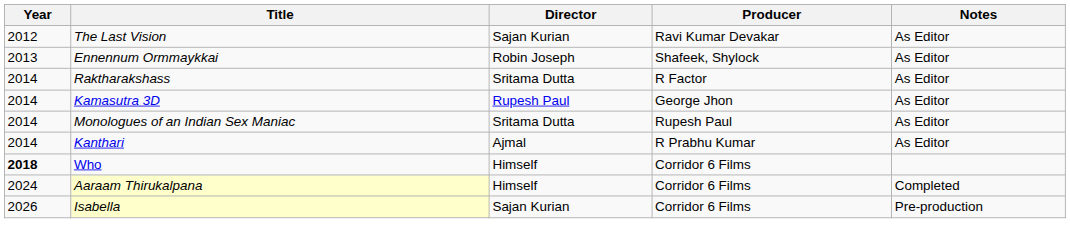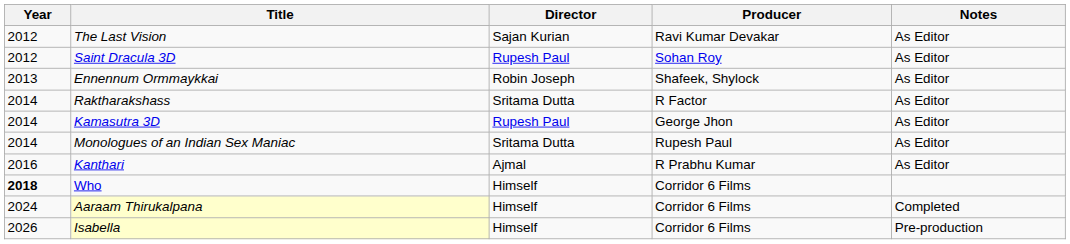+ row: (125, 57)
(22, 143) 2014 -> (22, 164) 2016
(531, 206) Sajan Kurian -> (515, 228) Himself
